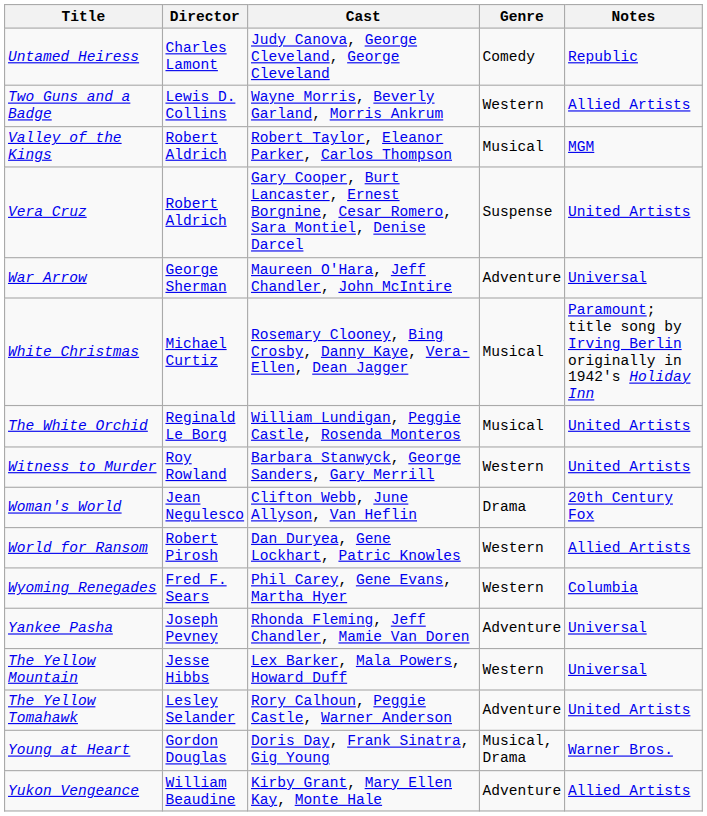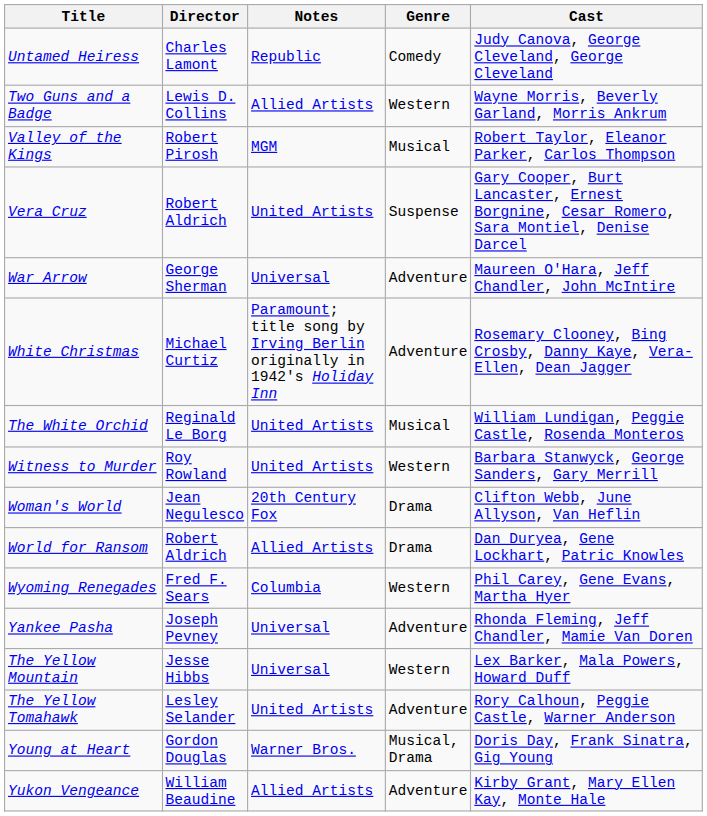columns swapped: (363, 16) <-> (633, 16)
(196, 146) Robert Aldrich -> (192, 146) Robert Pirosh
(513, 352) Musical -> (428, 352) Adventure
(192, 548) Robert Pirosh -> (196, 548) Robert Aldrich
(513, 548) Western -> (411, 548) Drama
